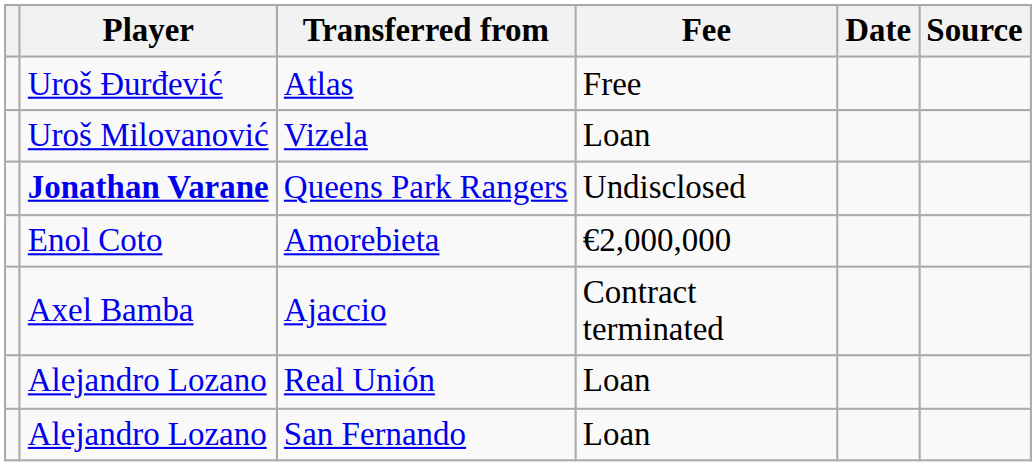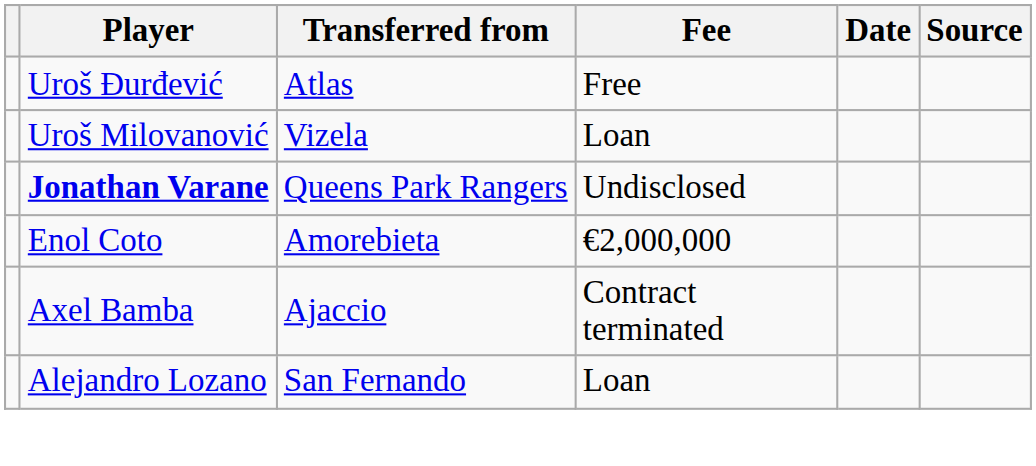- row: (359, 381)
